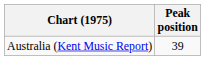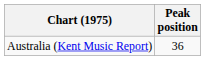(178, 45) 39 -> (178, 45) 36
